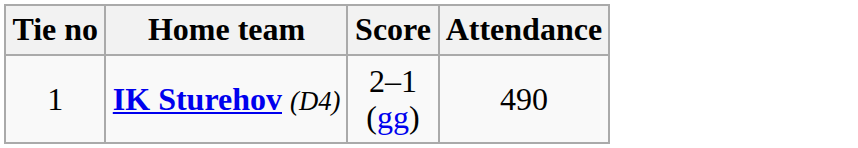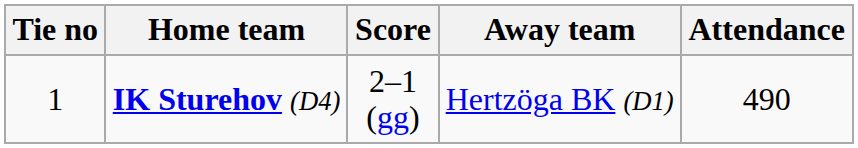+ column: (560, 29)
